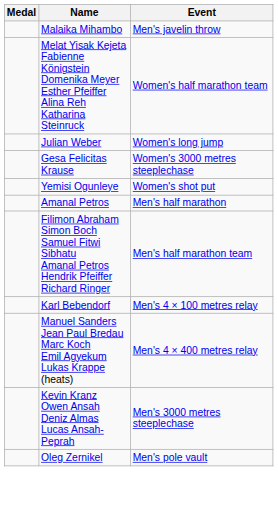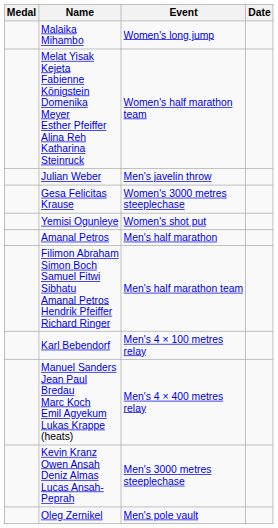+ column: (260, 13)
(177, 29) Men's javelin throw -> (169, 35) Women's long jump
(178, 143) Women's long jump -> (168, 177) Men's javelin throw
